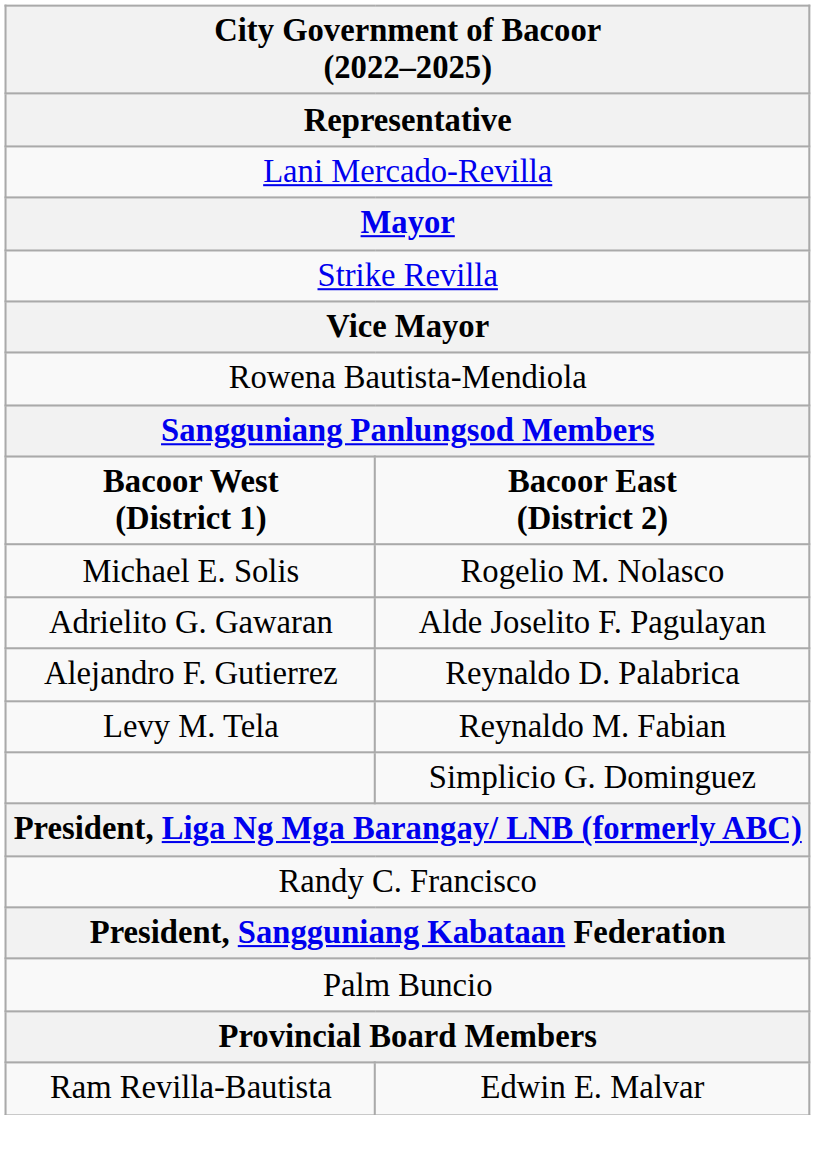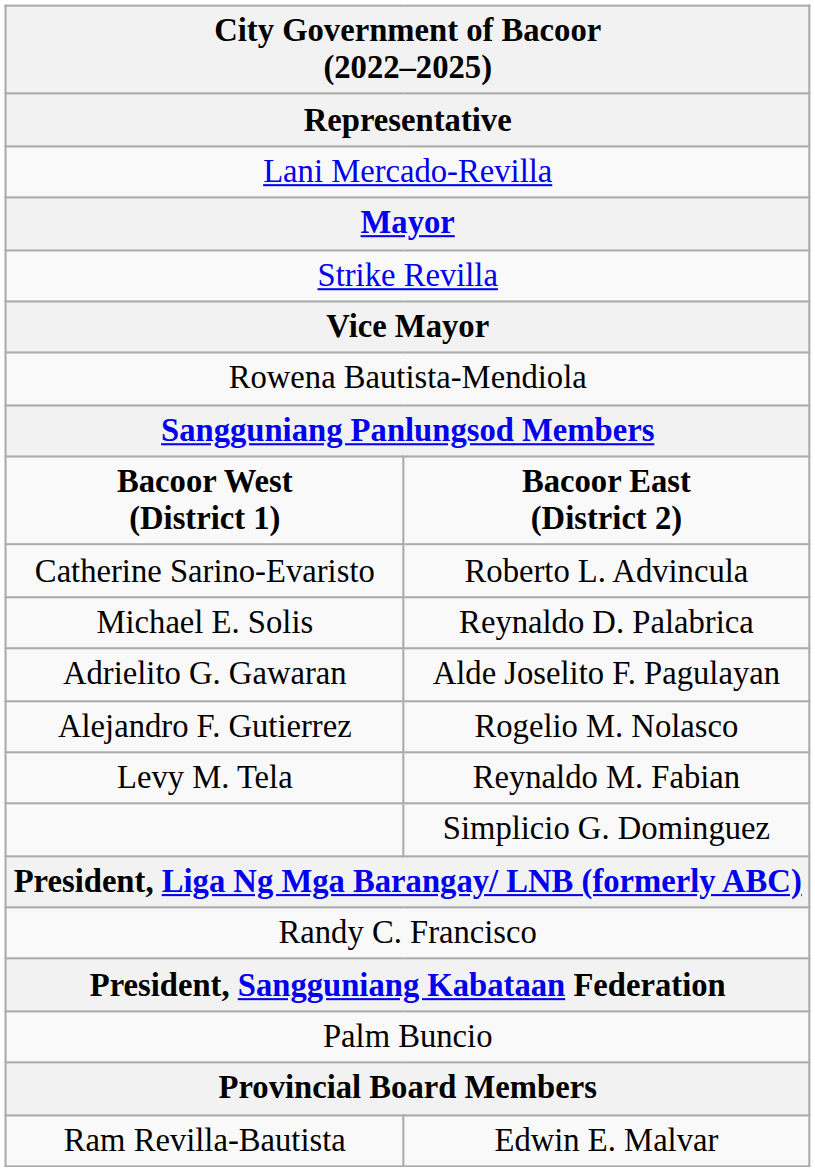+ row: (205, 570)
(592, 570) Rogelio M. Nolasco -> (606, 622) Reynaldo D. Palabrica
(592, 673) Reynaldo D. Palabrica -> (606, 725) Rogelio M. Nolasco
